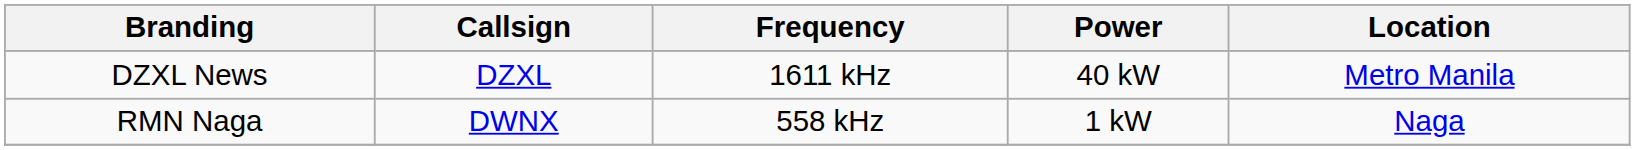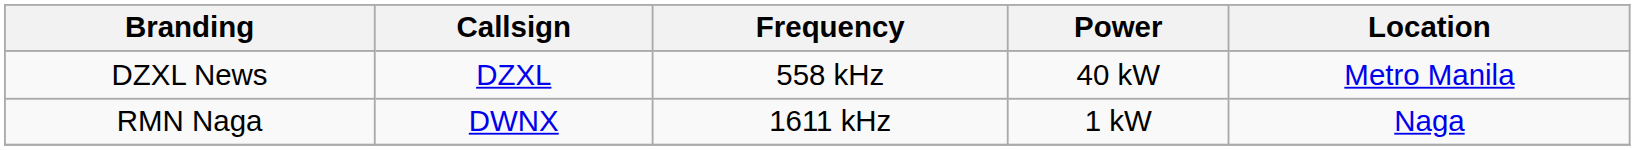(830, 74) 1611 kHz -> (830, 74) 558 kHz
(830, 121) 558 kHz -> (830, 121) 1611 kHz
